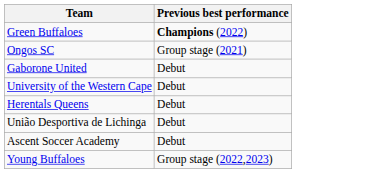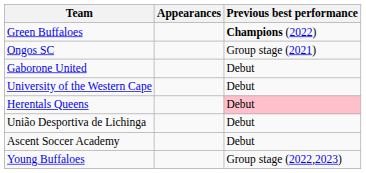+ column: (189, 13)
(171, 104) no background -> (240, 104) pink background
